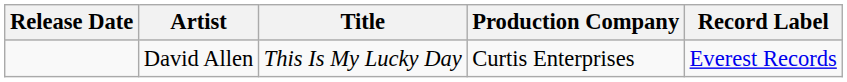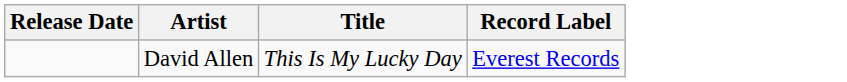- column: (576, 22)
